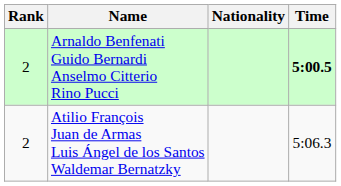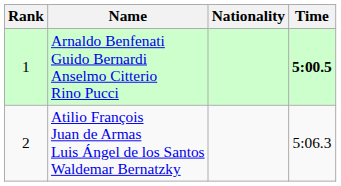(26, 66) 2 -> (26, 66) 1
